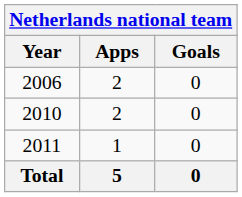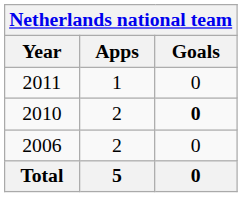rows swapped: (42, 82) <-> (42, 144)
(196, 113) normal -> (196, 113) bold
